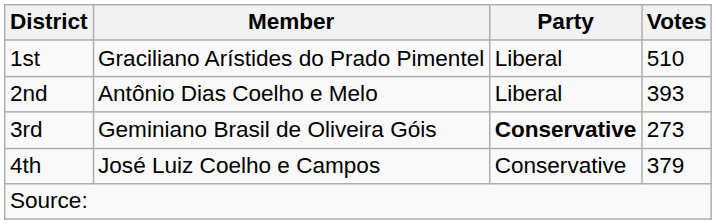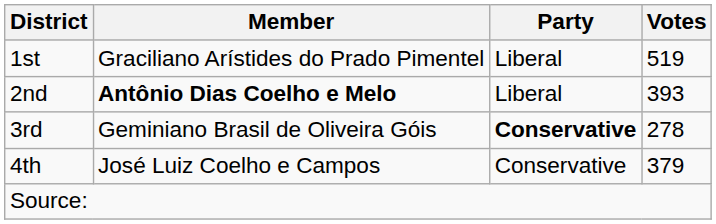(666, 58) 510 -> (666, 58) 519
(238, 93) normal -> (247, 93) bold
(666, 129) 273 -> (666, 129) 278
